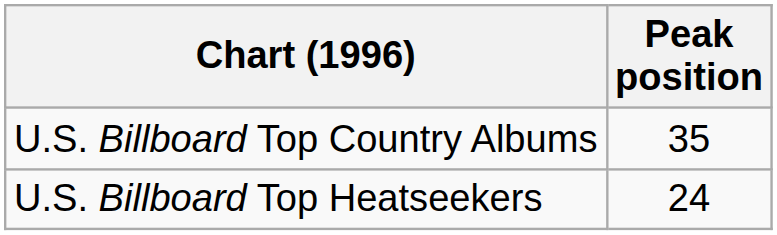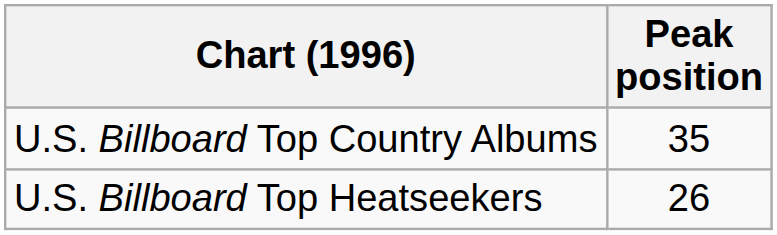(689, 198) 24 -> (689, 198) 26
